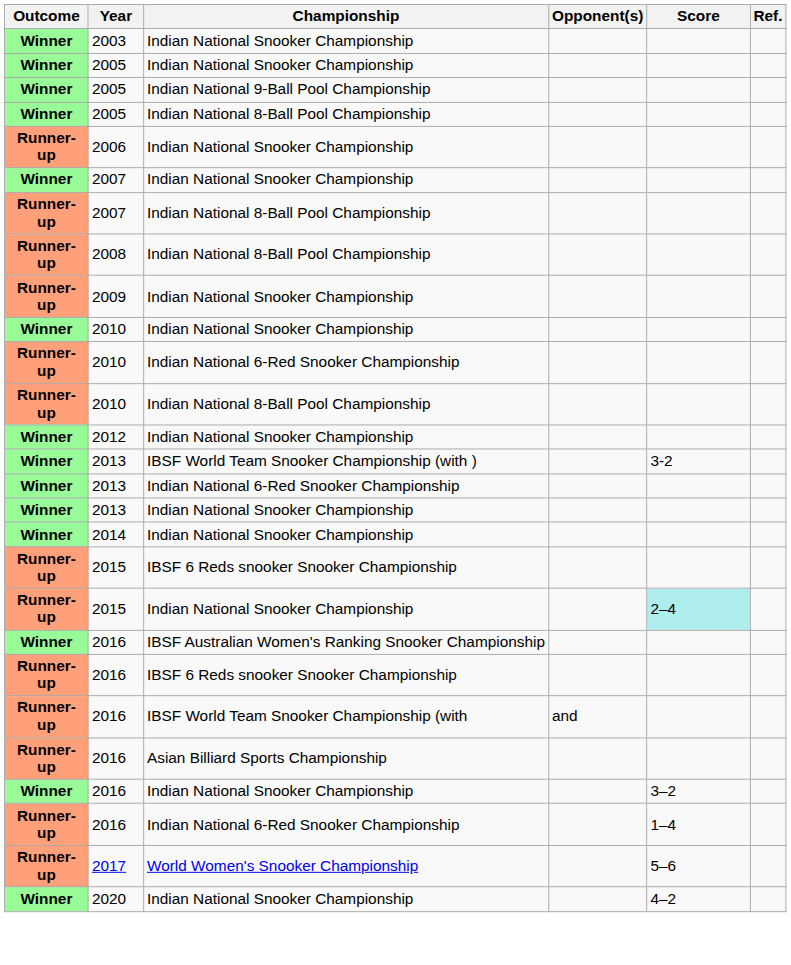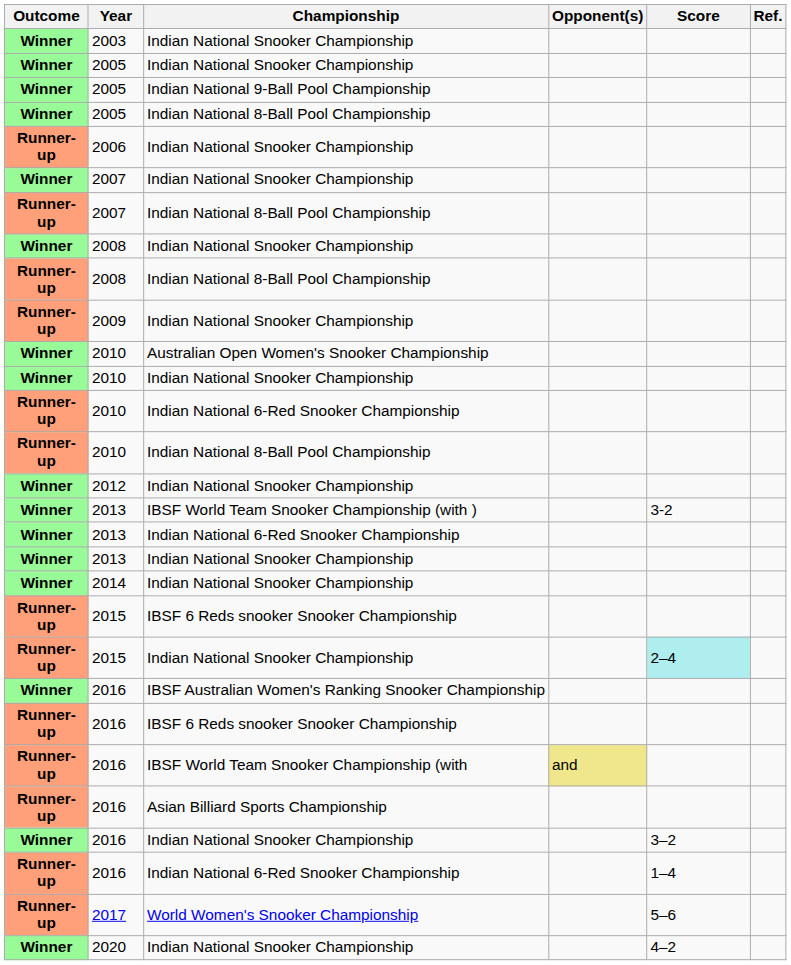+ row: (109, 246)
+ row: (109, 353)
(565, 716) no background -> (565, 765) khaki background
